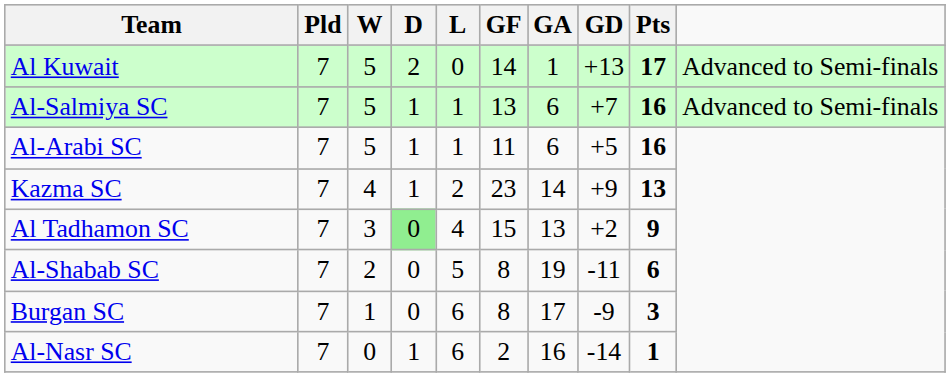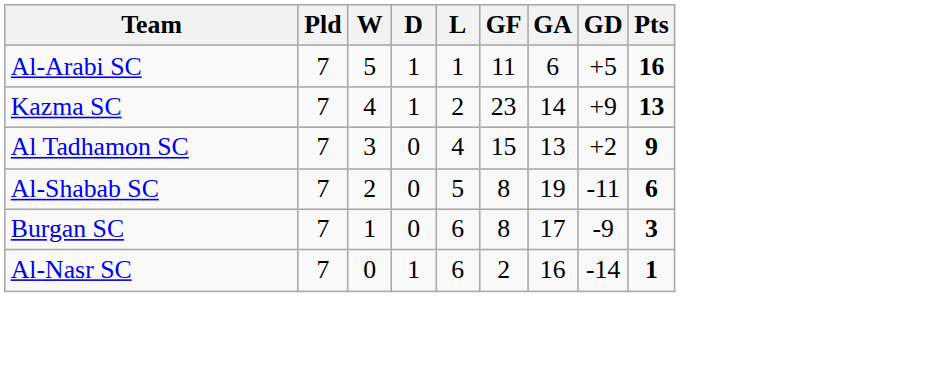- row: (65, 65)
- row: (89, 106)
(414, 229) lightgreen background -> (414, 147) no background
